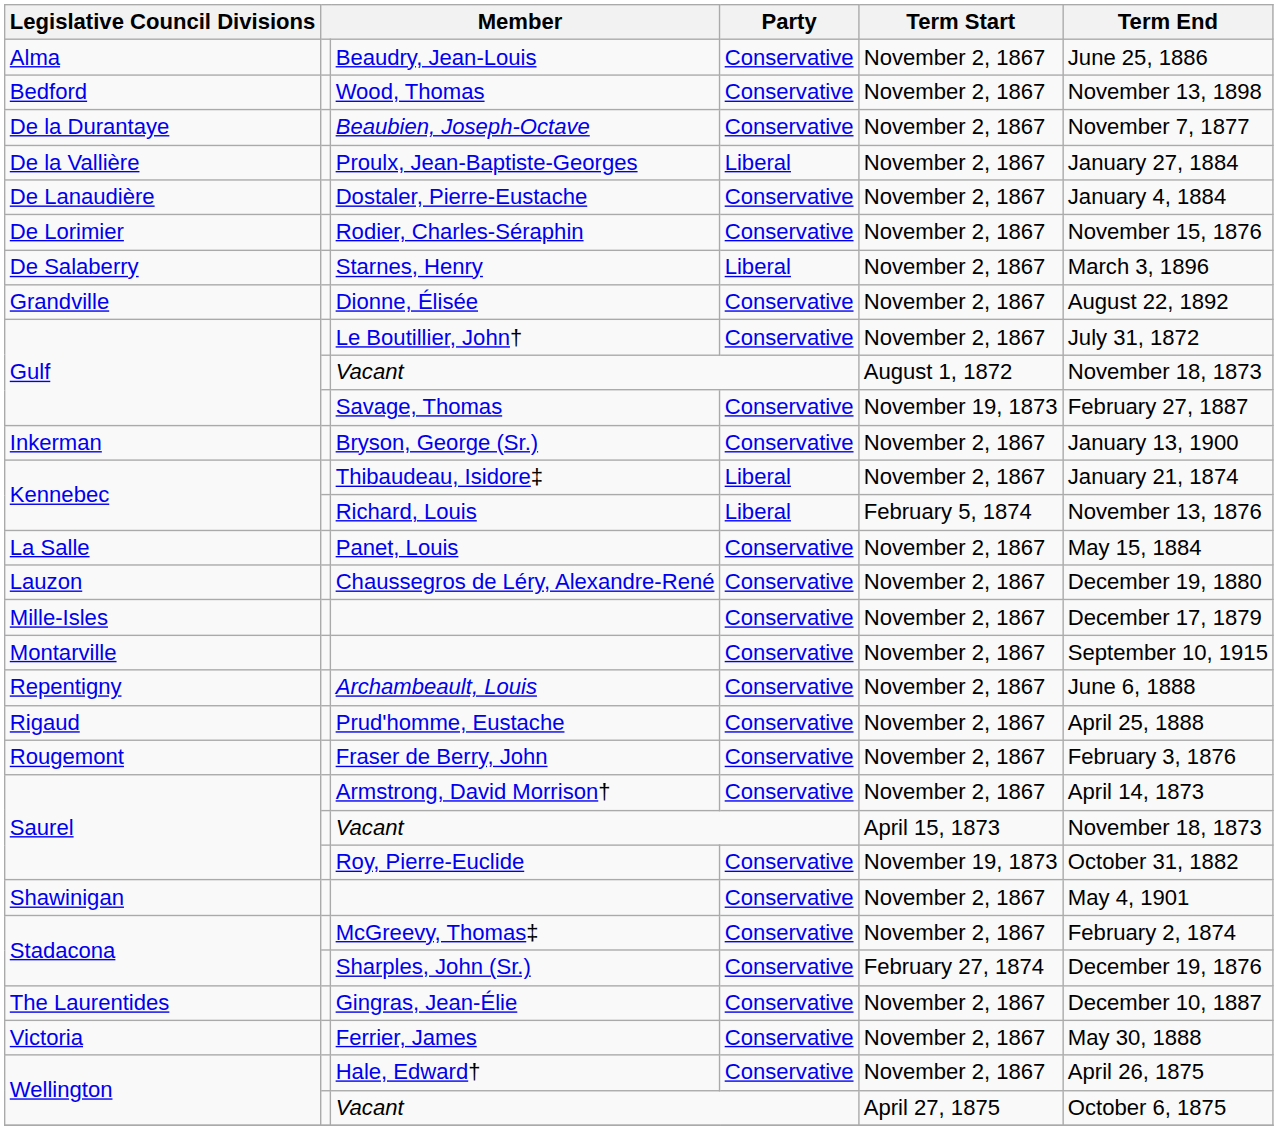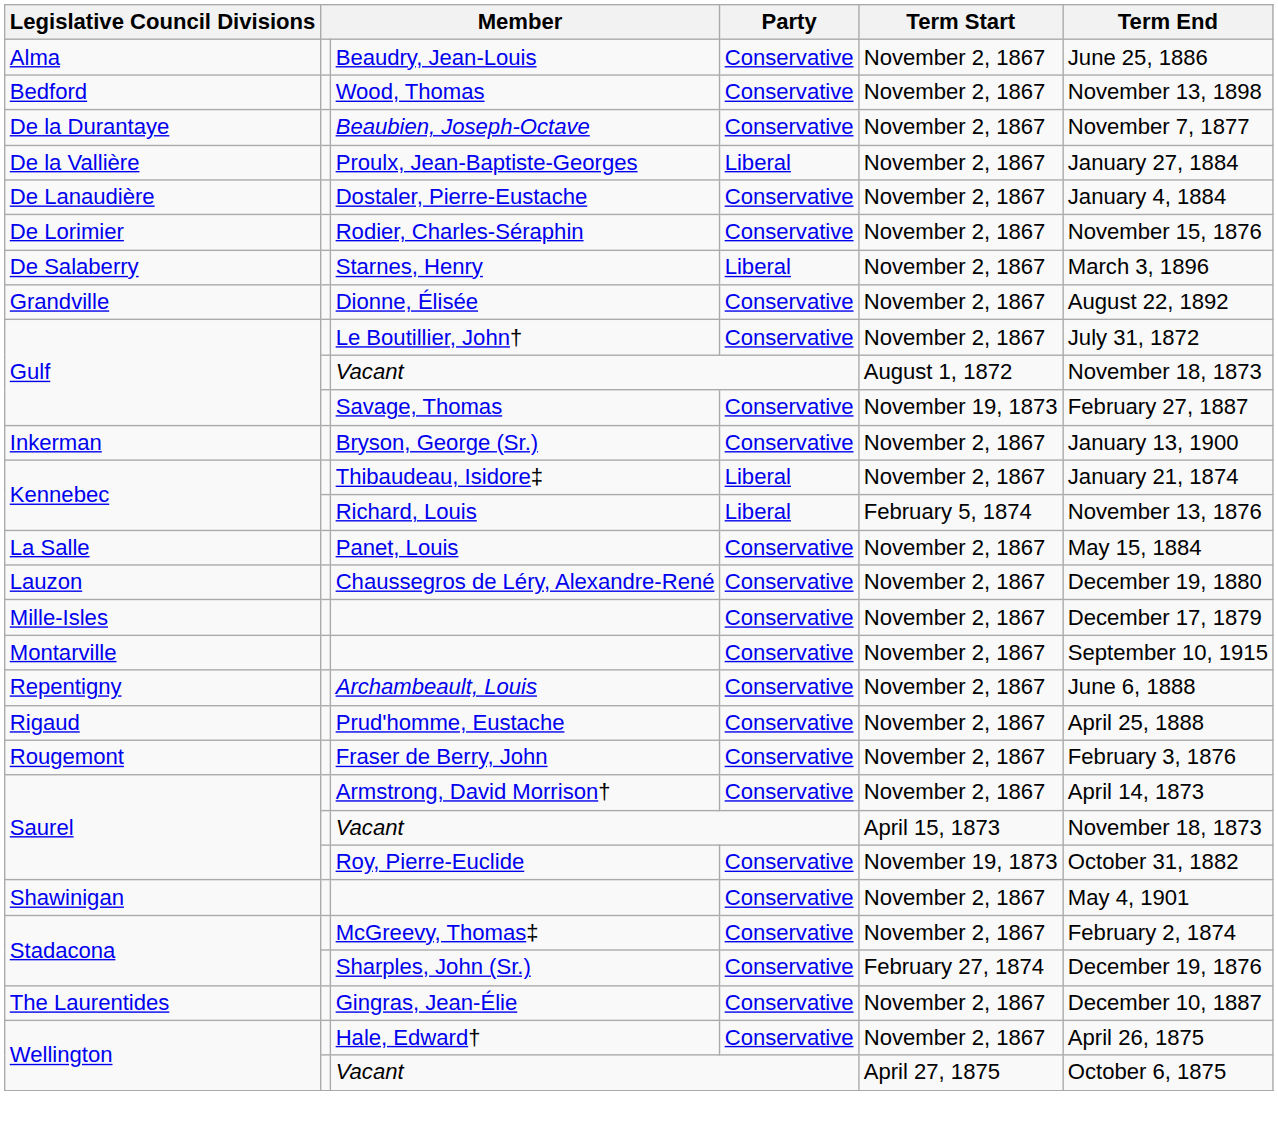- row: (46, 1037)
